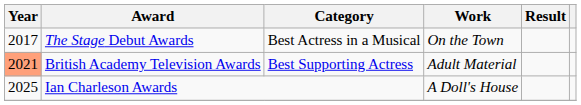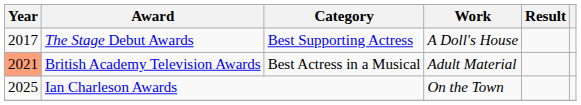(344, 40) Best Actress in a Musical -> (340, 40) Best Supporting Actress
(466, 40) On the Town -> (473, 40) A Doll's House
(340, 64) Best Supporting Actress -> (344, 64) Best Actress in a Musical
(473, 87) A Doll's House -> (466, 87) On the Town
